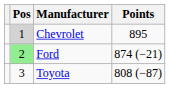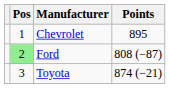(22, 34) lightgrey background -> (22, 34) no background
(138, 54) 874 (−21) -> (138, 54) 808 (−87)
(138, 73) 808 (−87) -> (138, 73) 874 (−21)
